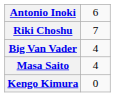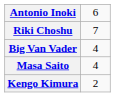(95, 83) 0 -> (95, 83) 2
